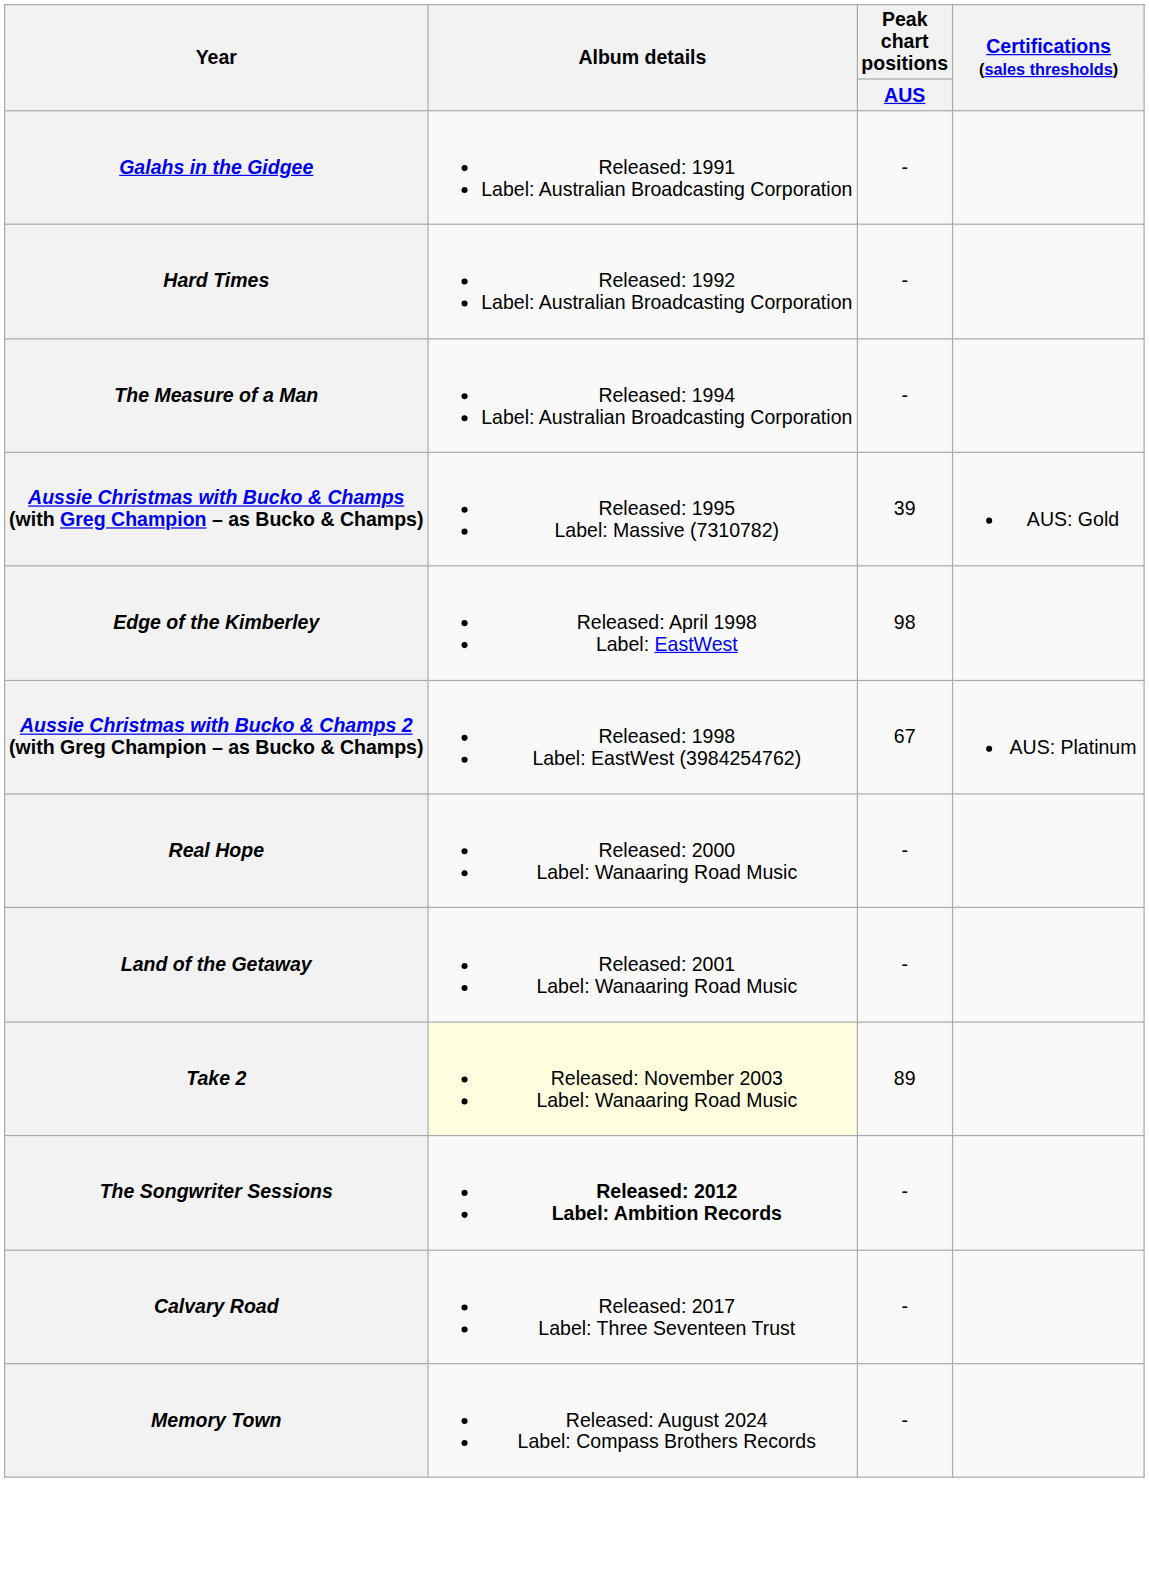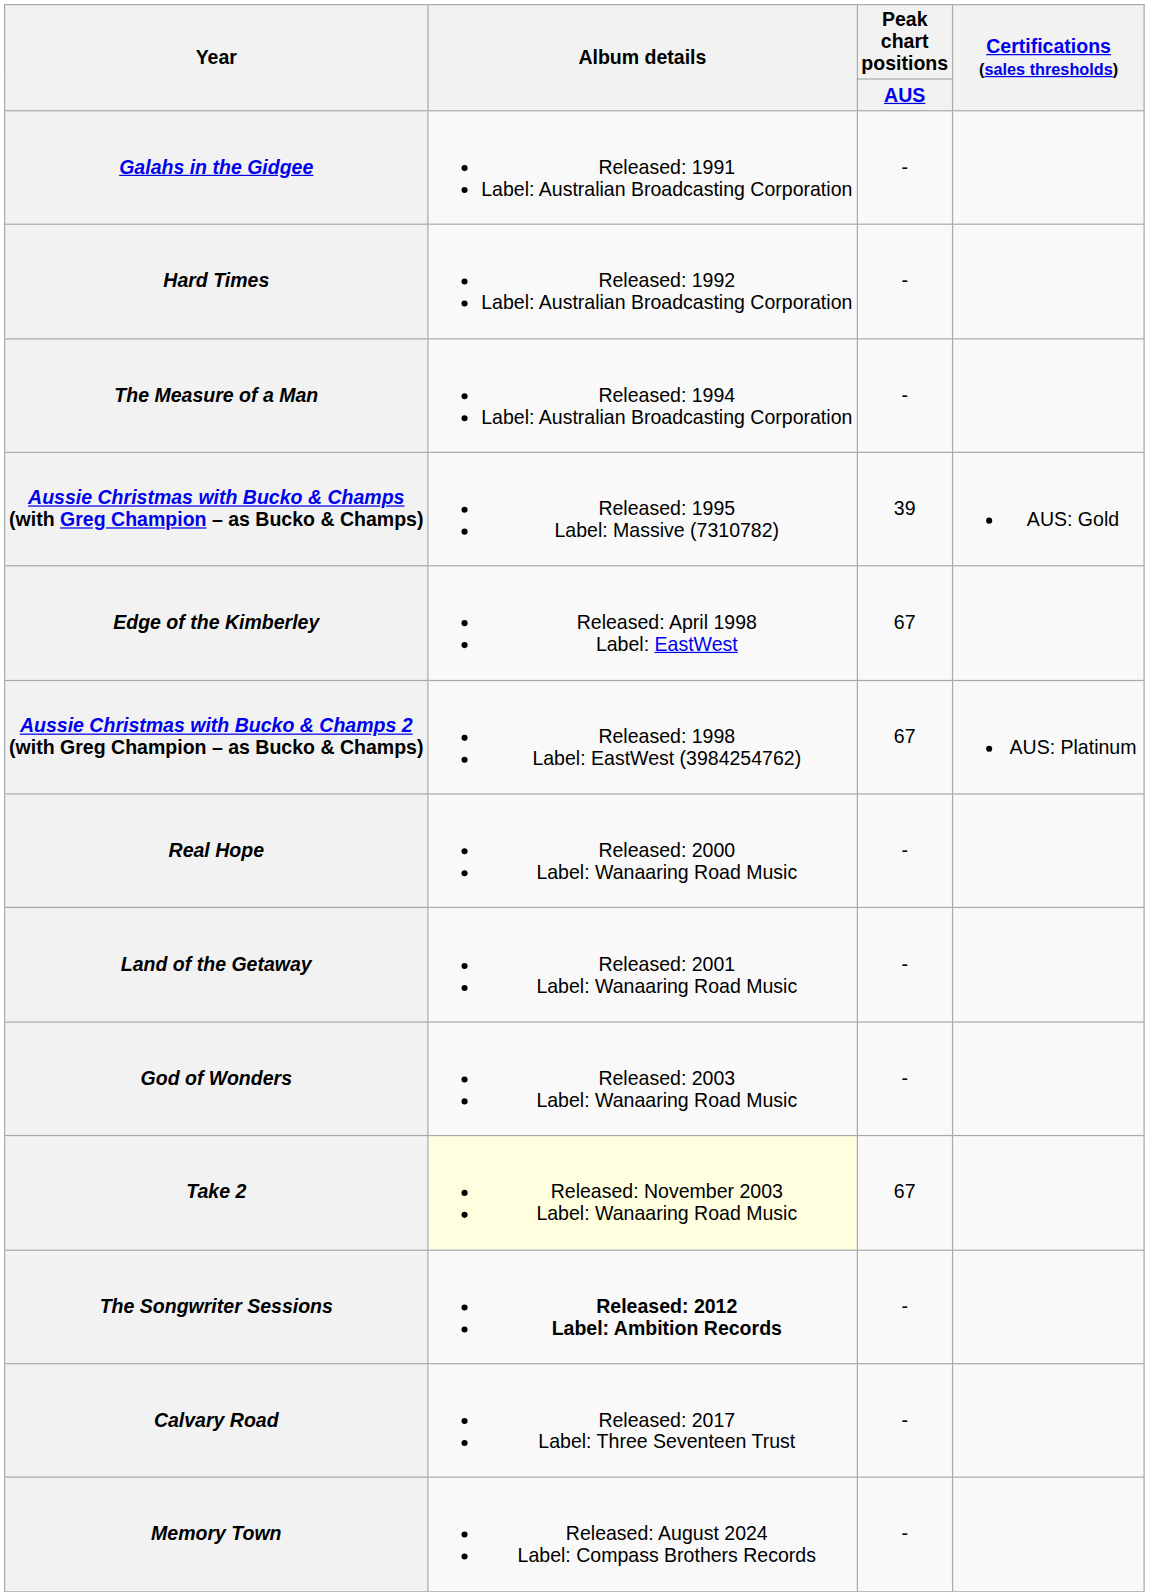(905, 622) 98 -> (905, 622) 67
+ row: (216, 1078)
(905, 1078) 89 -> (905, 1192) 67
